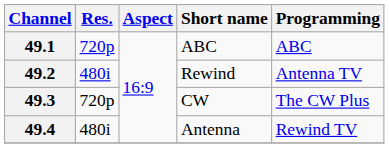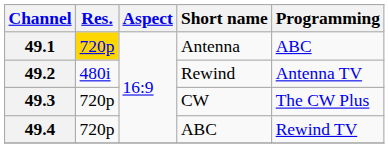(97, 45) no background -> (97, 45) gold background
(199, 45) ABC -> (210, 45) Antenna
(95, 128) 480i -> (97, 128) 720p
(210, 128) Antenna -> (199, 128) ABC
